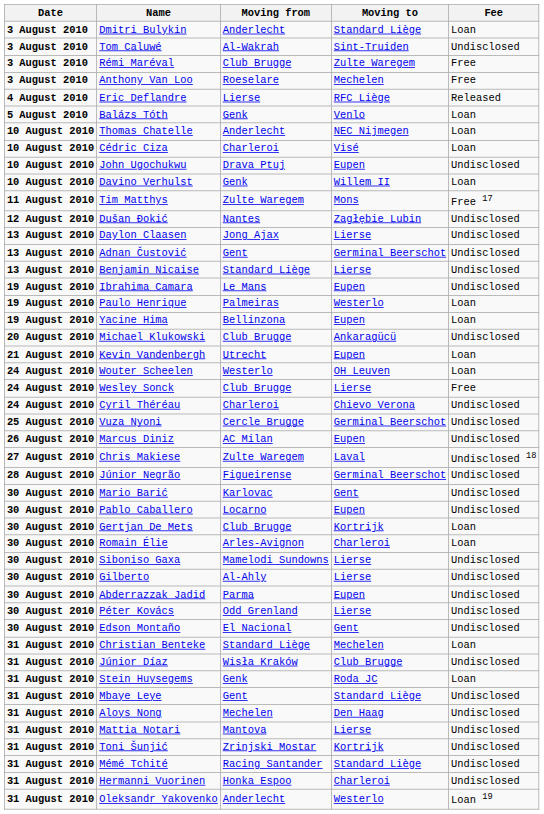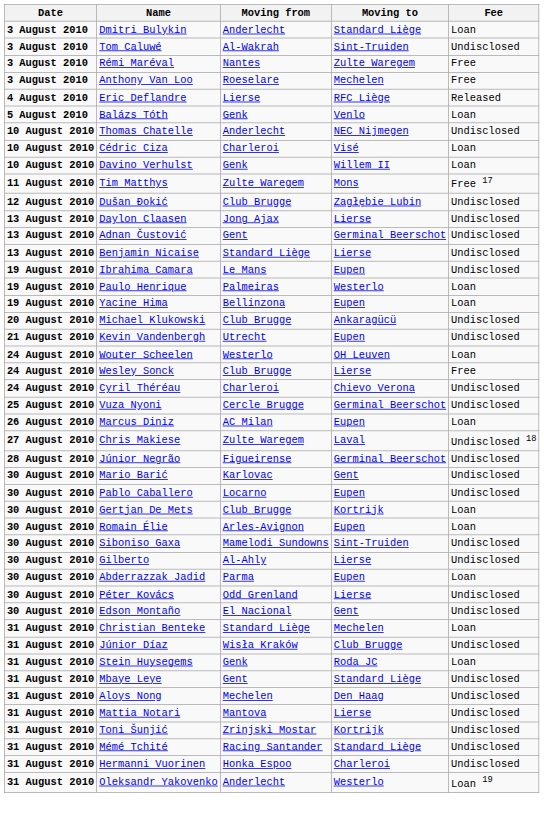(257, 64) Club Brugge -> (241, 64) Nantes
(464, 132) Loan -> (485, 132) Undisclosed
- row: (143, 165)
(241, 219) Nantes -> (257, 202) Club Brugge
(464, 355) Loan -> (485, 338) Undisclosed
(485, 439) Undisclosed -> (464, 422) Loan
(362, 544) Charleroi -> (349, 527) Eupen
(353, 561) Lierse -> (371, 544) Sint-Truiden
(485, 594) Undisclosed -> (464, 578) Loan
